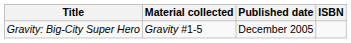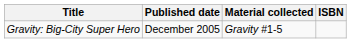columns swapped: (189, 12) <-> (276, 12)
